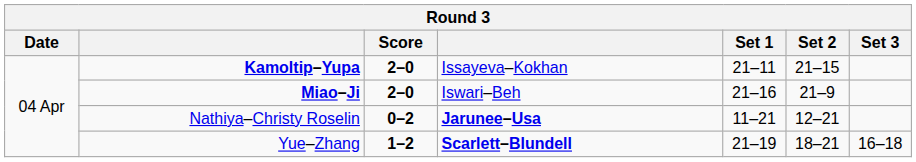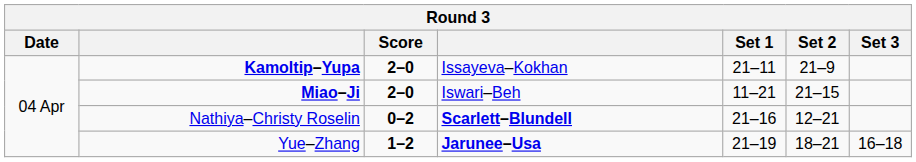(817, 68) 21–15 -> (817, 68) 21–9
(754, 93) 21–16 -> (754, 93) 11–21
(817, 93) 21–9 -> (817, 93) 21–15
(491, 119) Jarunee–Usa -> (507, 119) Scarlett–Blundell
(754, 119) 11–21 -> (754, 119) 21–16
(507, 144) Scarlett–Blundell -> (491, 144) Jarunee–Usa
